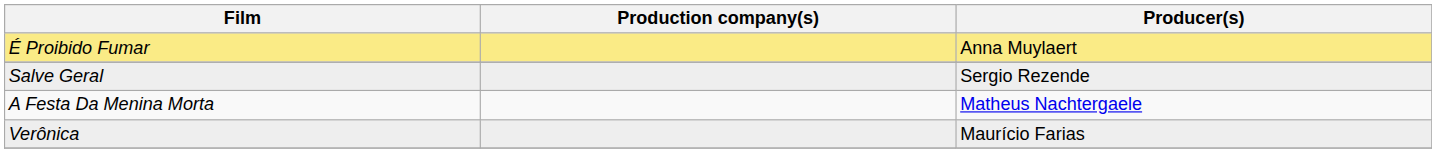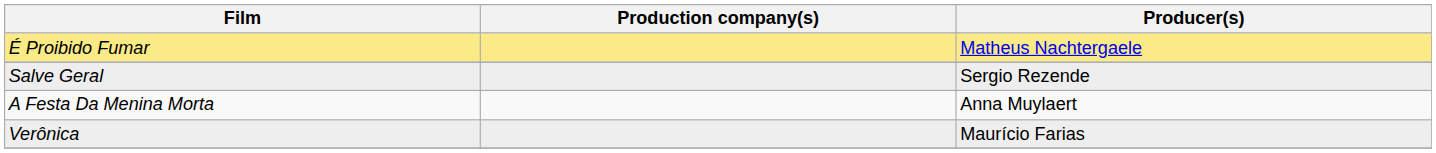(1018, 47) Anna Muylaert -> (1051, 47) Matheus Nachtergaele
(1051, 104) Matheus Nachtergaele -> (1018, 104) Anna Muylaert
